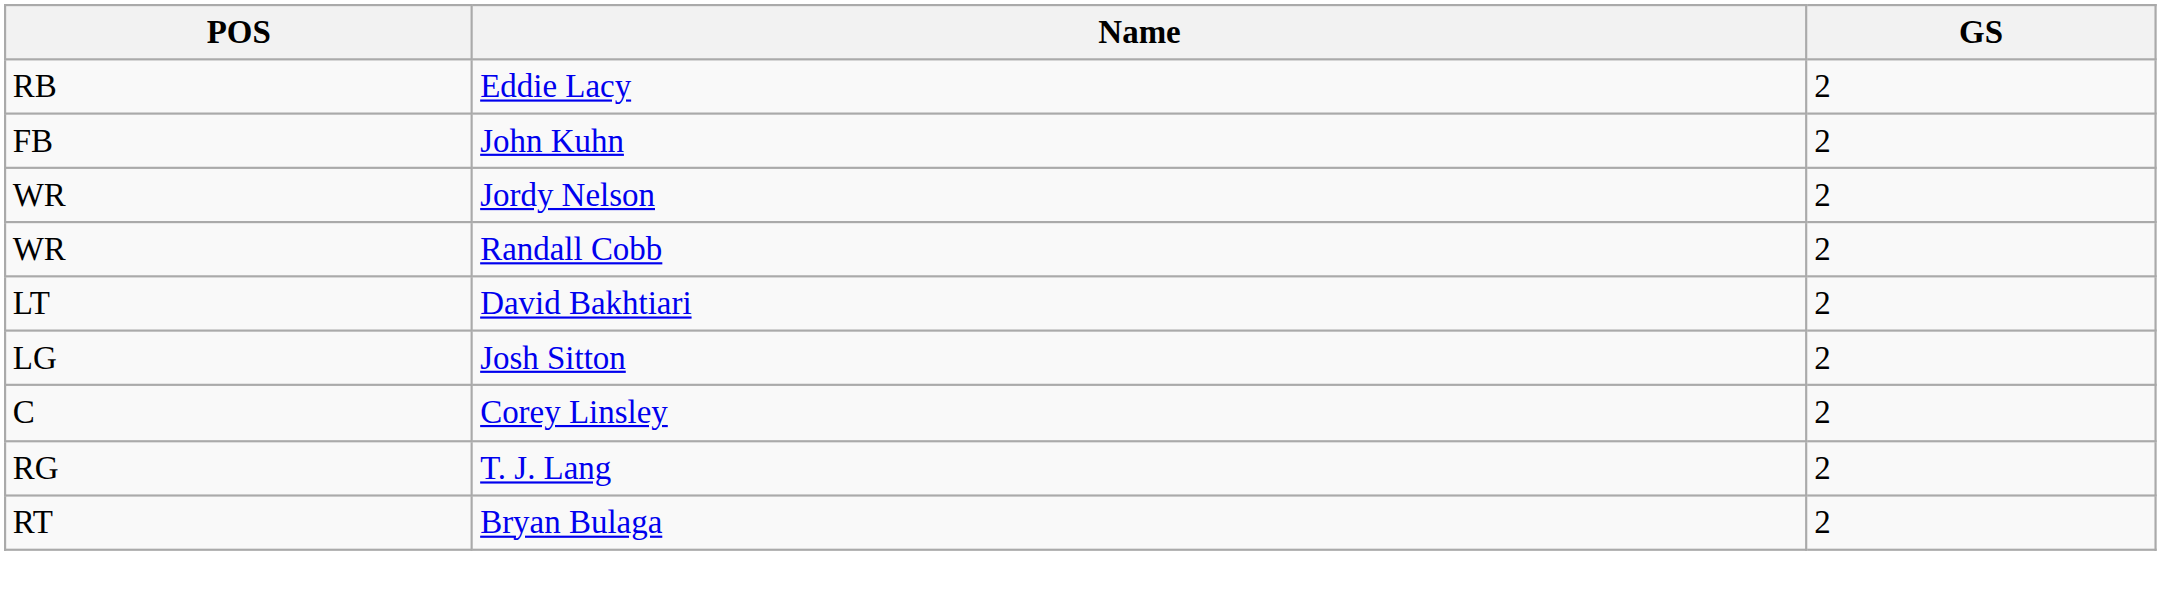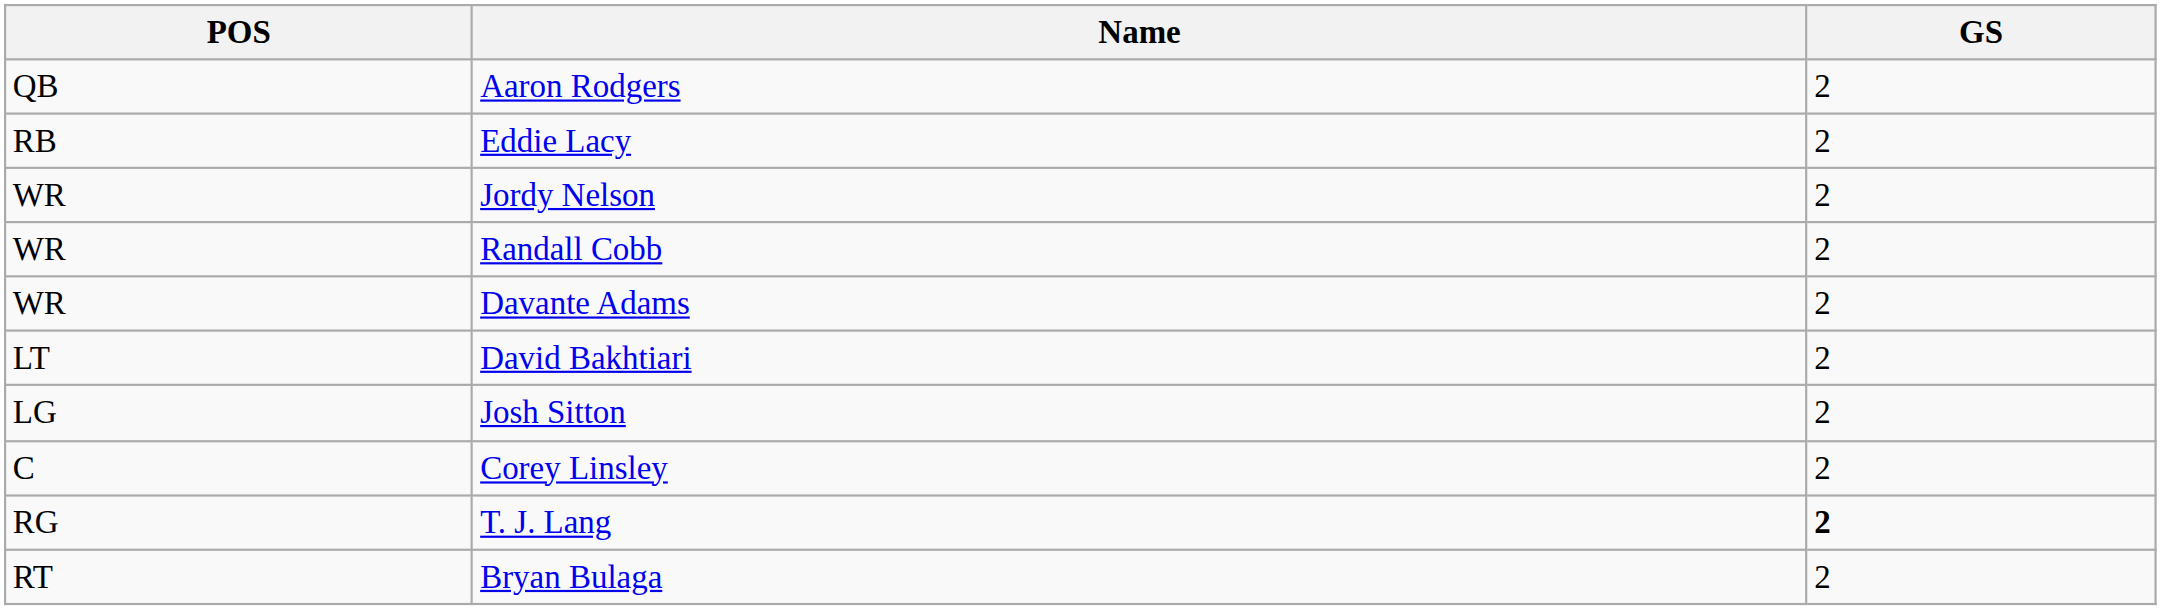+ row: (580, 86)
- row: (552, 140)
+ row: (585, 303)
(1823, 466) normal -> (1823, 521) bold
